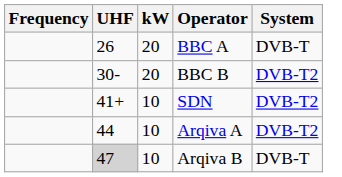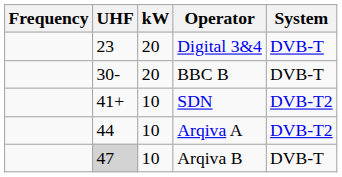+ row: (220, 46)
- row: (203, 46)
(287, 74) DVB-T2 -> (297, 74) DVB-T
